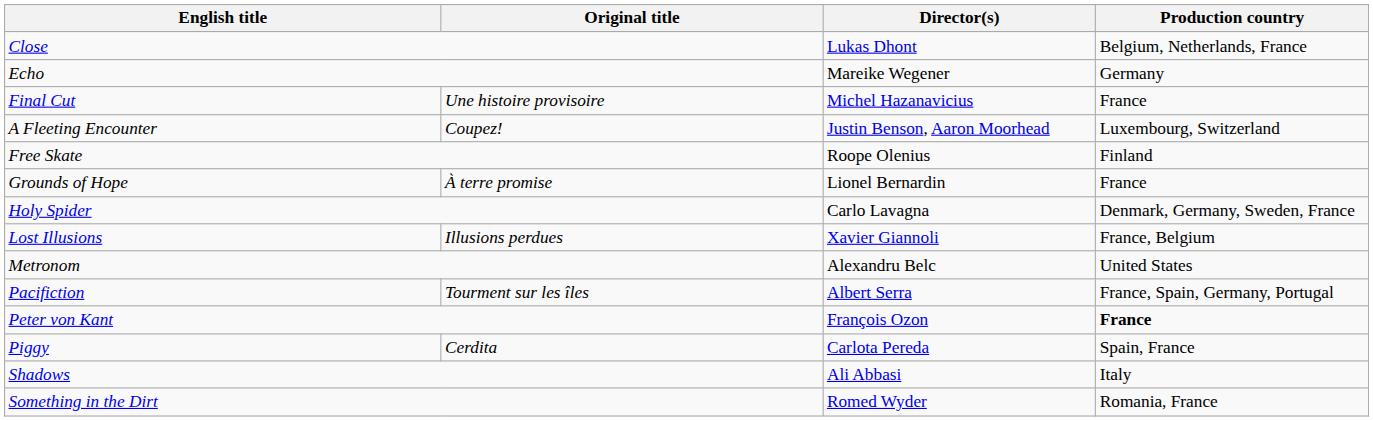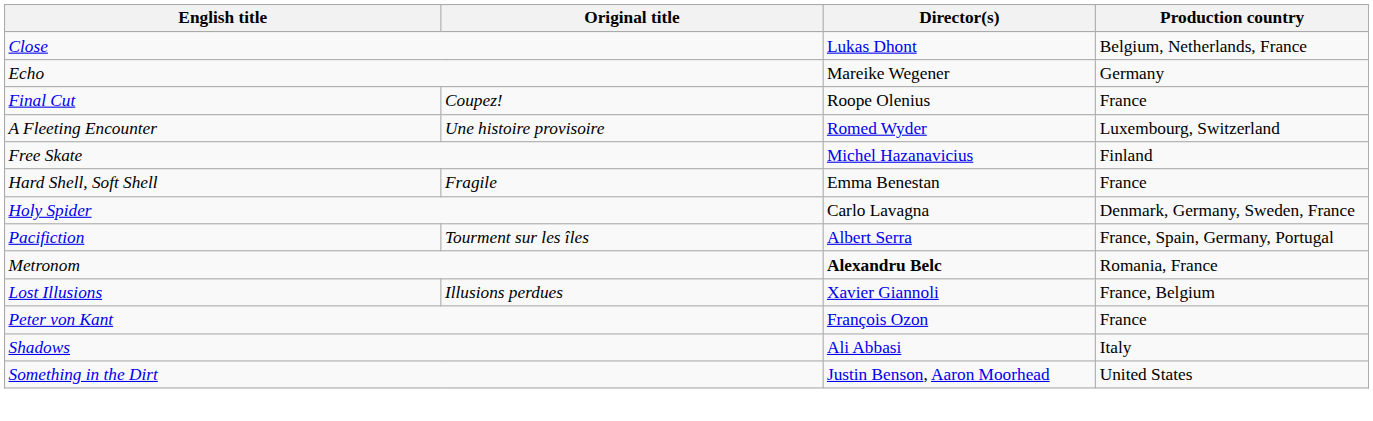(525, 100) Une histoire provisoire -> (474, 100) Coupez!
(900, 100) Michel Hazanavicius -> (879, 100) Roope Olenius
(474, 127) Coupez! -> (525, 127) Une histoire provisoire
(938, 127) Justin Benson, Aaron Moorhead -> (877, 127) Romed Wyder
(879, 155) Roope Olenius -> (900, 155) Michel Hazanavicius
- row: (68, 182)
+ row: (83, 182)
rows swapped: (55, 237) <-> (46, 292)
(881, 264) normal -> (884, 264) bold
(1146, 264) United States -> (1159, 264) Romania, France
(1126, 319) bold -> (1123, 319) normal
- row: (29, 347)
(877, 401) Romed Wyder -> (938, 374) Justin Benson, Aaron Moorhead
(1159, 401) Romania, France -> (1146, 374) United States
